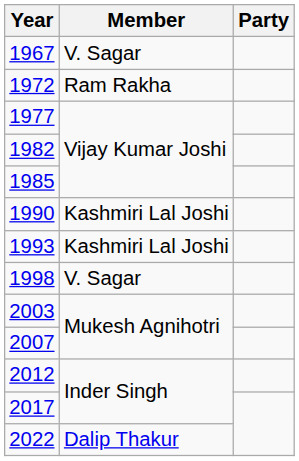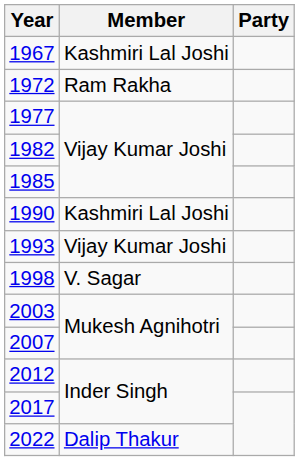(102, 52) V. Sagar -> (146, 52) Kashmiri Lal Joshi
(146, 246) Kashmiri Lal Joshi -> (145, 246) Vijay Kumar Joshi
